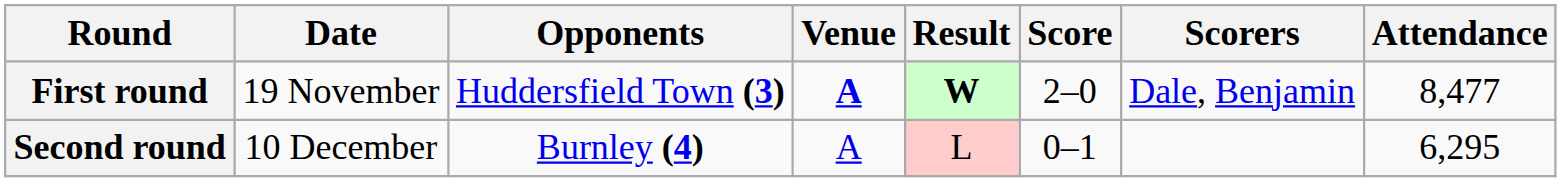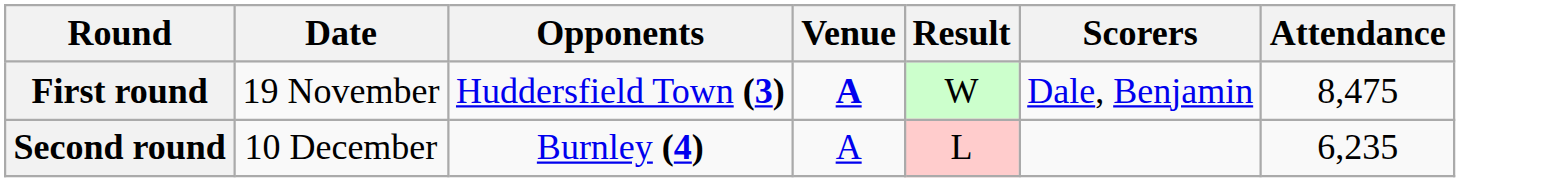- column: (1070, 33)
(962, 90) bold -> (962, 90) normal
(1460, 90) 8,477 -> (1358, 90) 8,475
(1460, 147) 6,295 -> (1358, 147) 6,235
